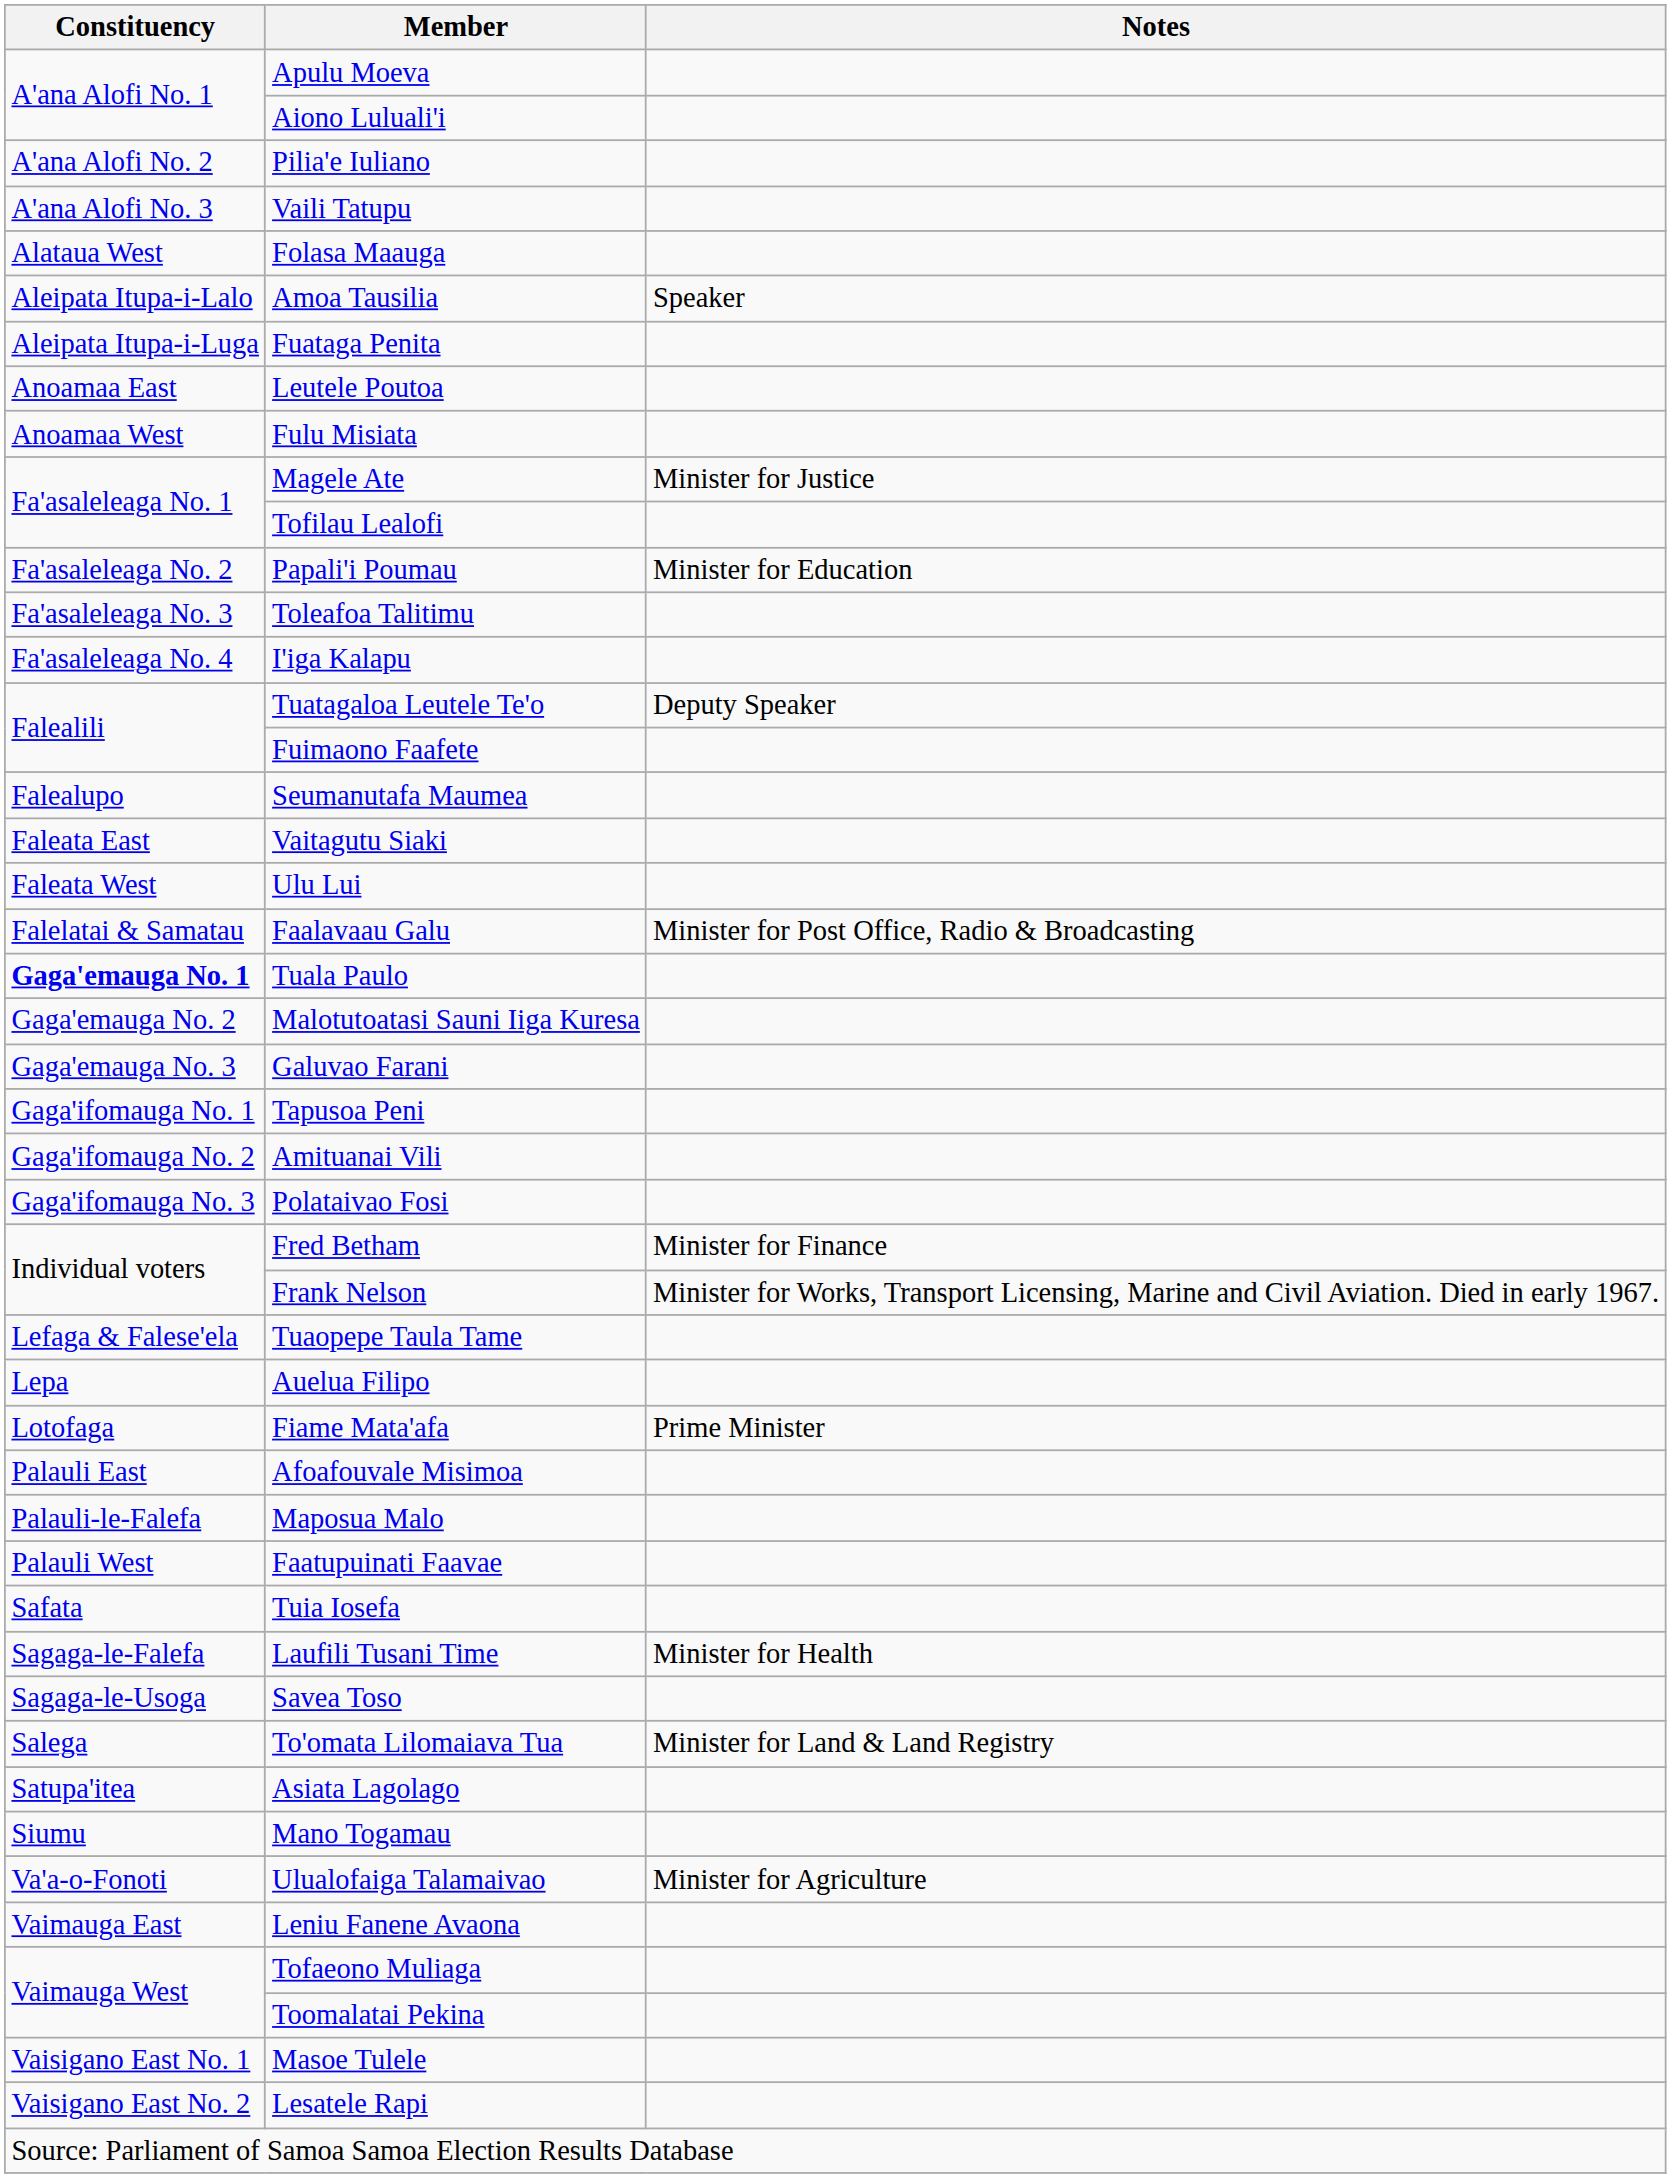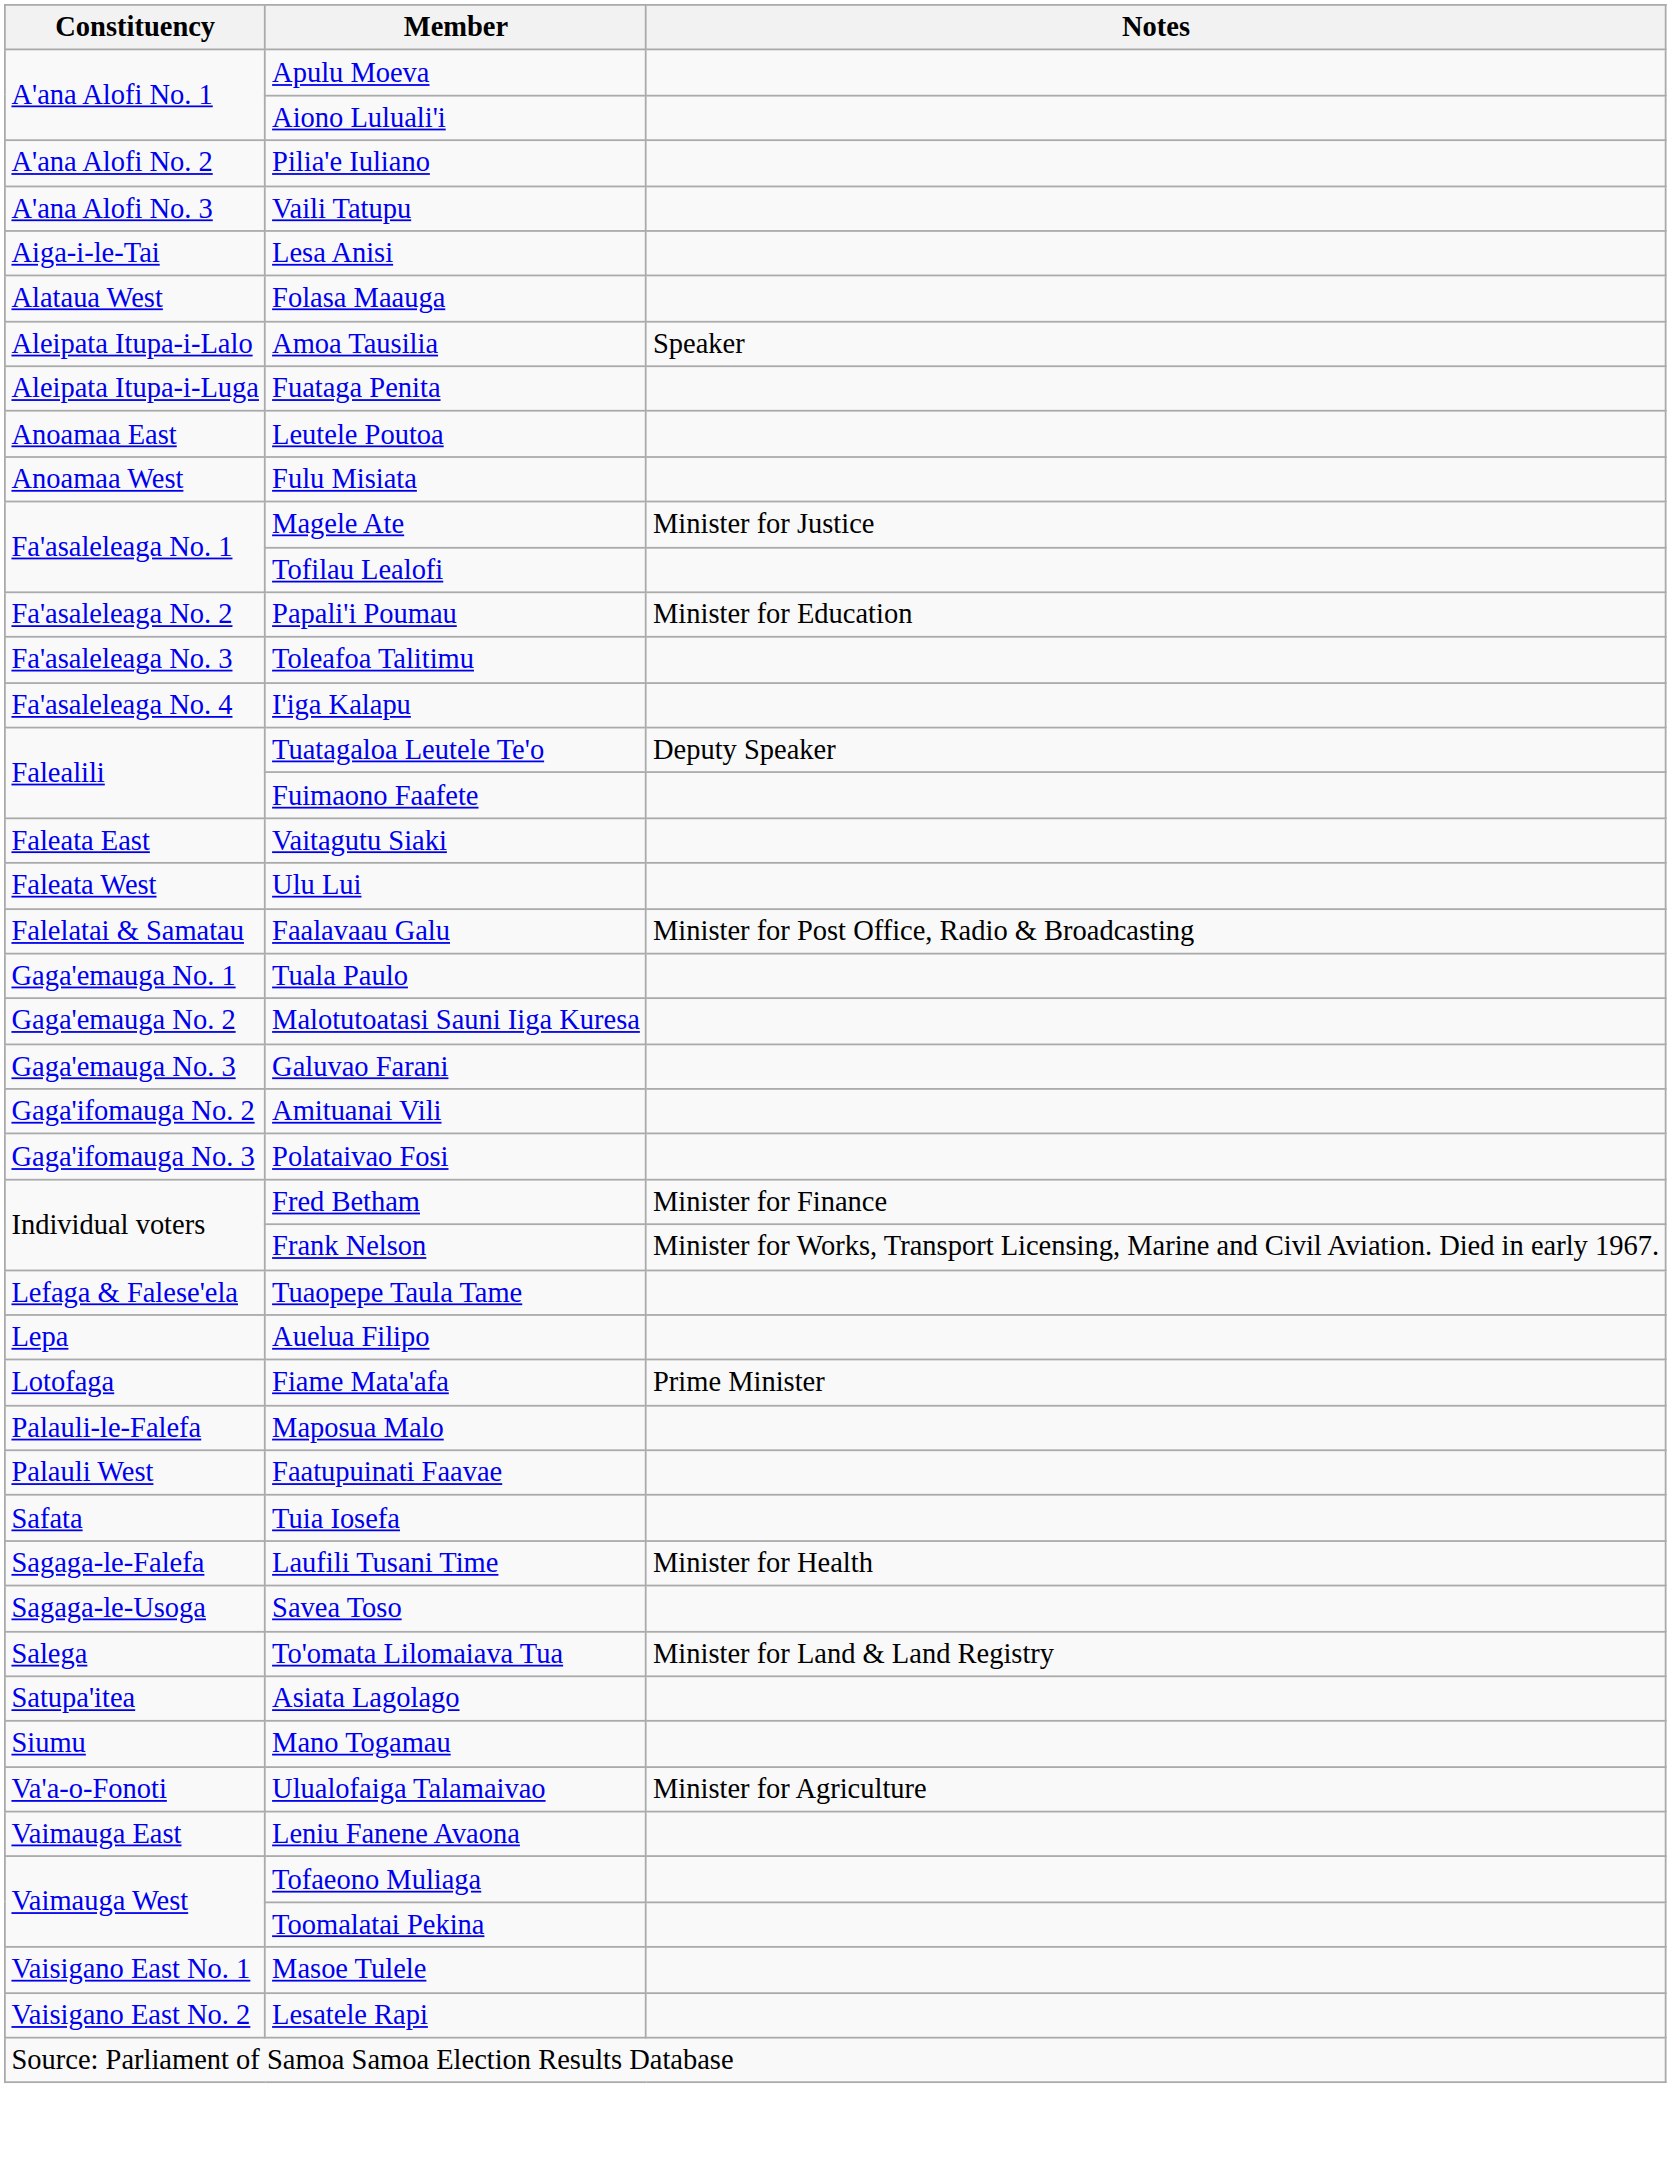+ row: (333, 252)
- row: (400, 794)
(131, 975) bold -> (124, 975) normal
- row: (348, 1111)
- row: (397, 1472)
